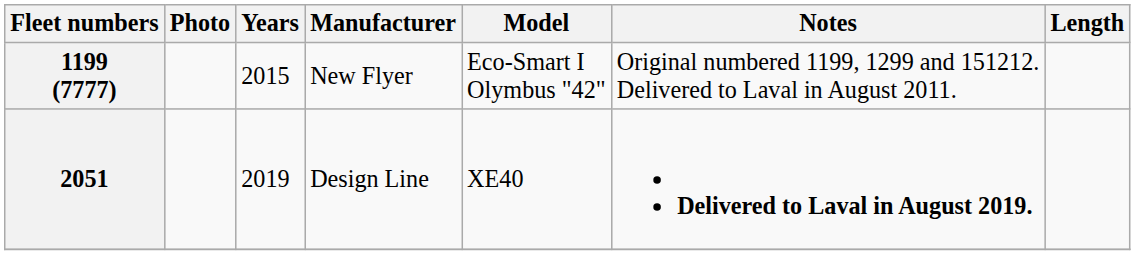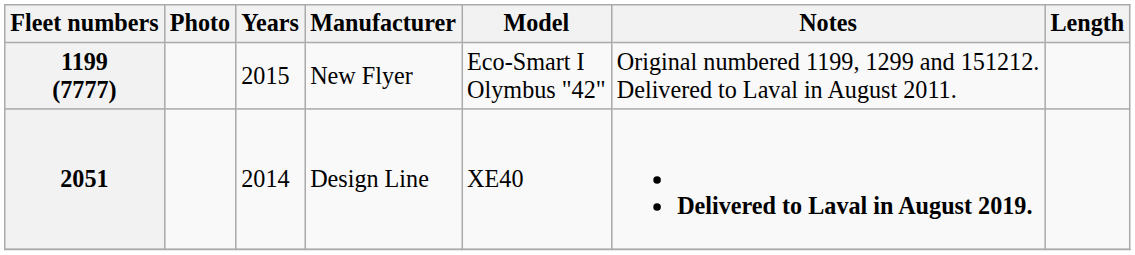(265, 178) 2019 -> (265, 178) 2014
